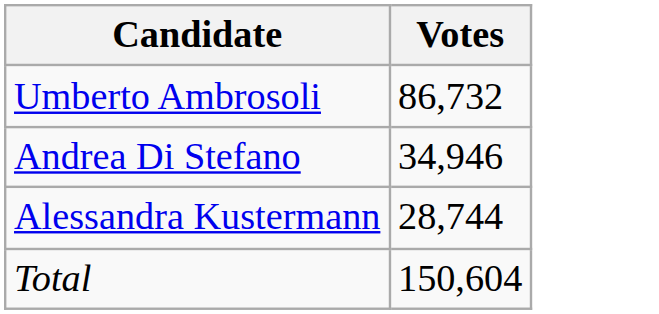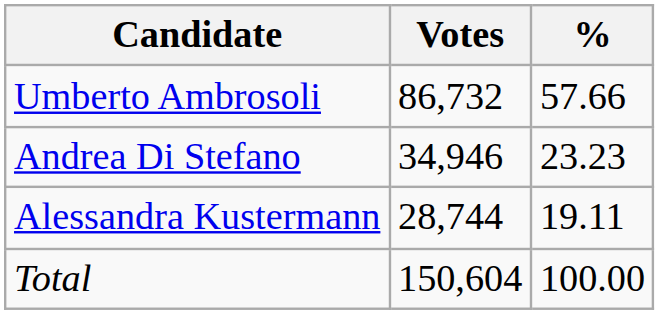+ column: (593, 34)
